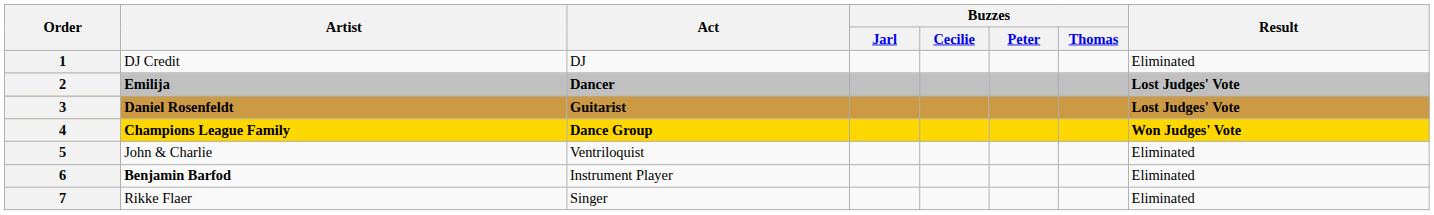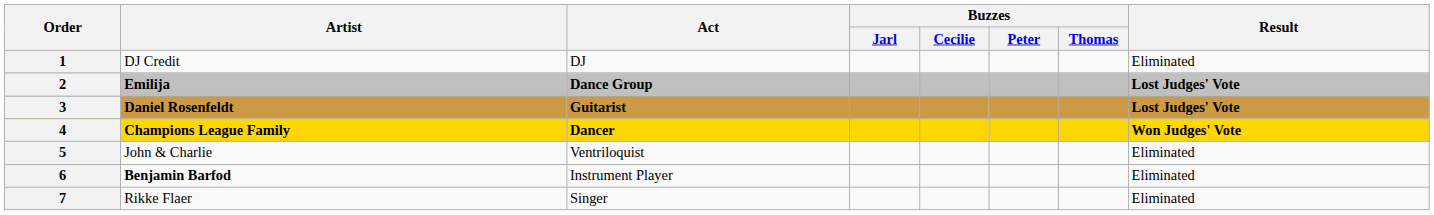(592, 84) Dancer -> (611, 84) Dance Group
(611, 130) Dance Group -> (592, 130) Dancer
